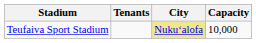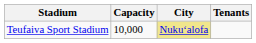columns swapped: (229, 13) <-> (131, 13)
